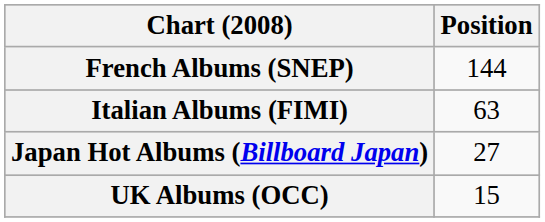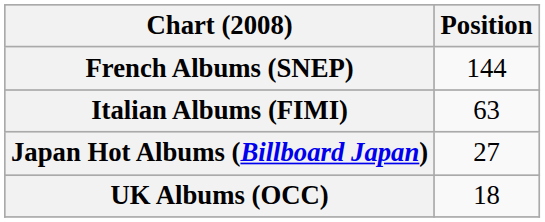(487, 195) 15 -> (487, 195) 18
